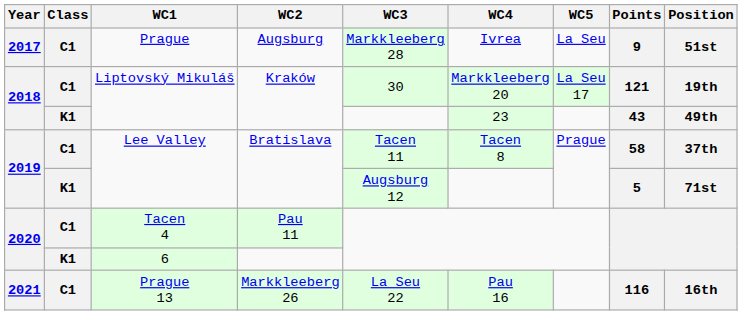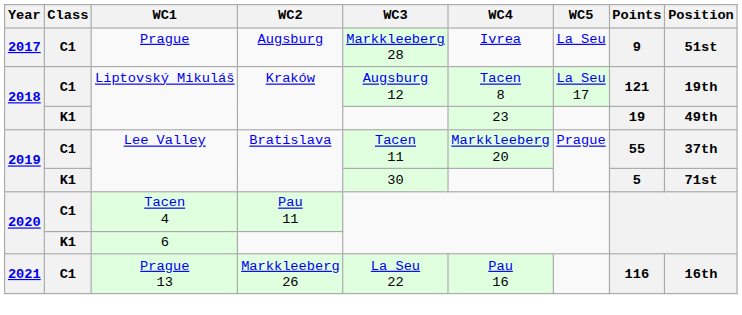(395, 86) 30 -> (395, 86) Augsburg 12
(501, 86) Markkleeberg 20 -> (501, 86) Tacen 8
(637, 118) 43 -> (637, 118) 19
(501, 149) Tacen 8 -> (501, 149) Markkleeberg 20
(637, 149) 58 -> (637, 149) 55
(395, 188) Augsburg 12 -> (395, 180) 30
